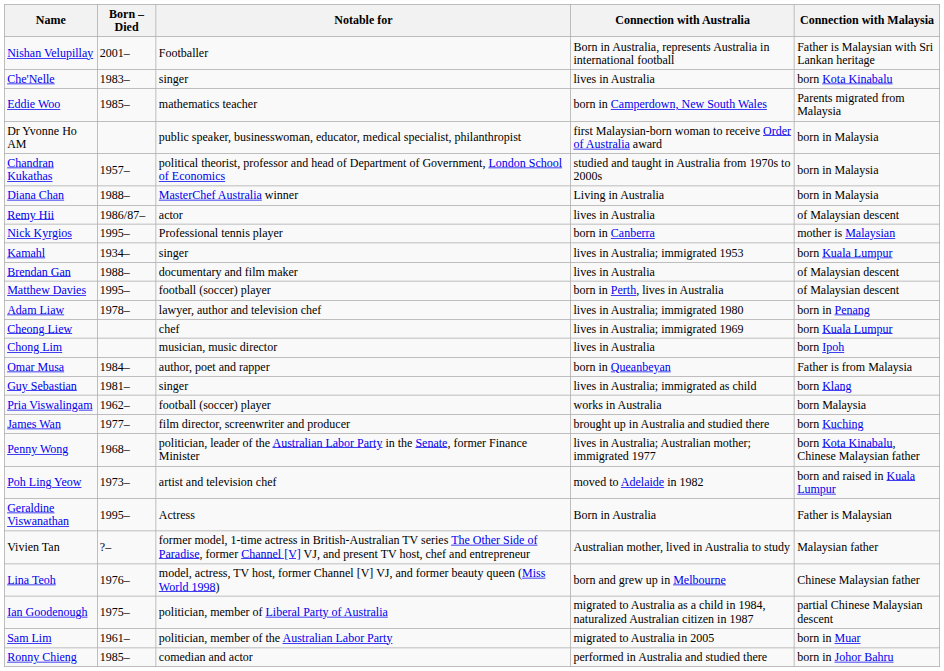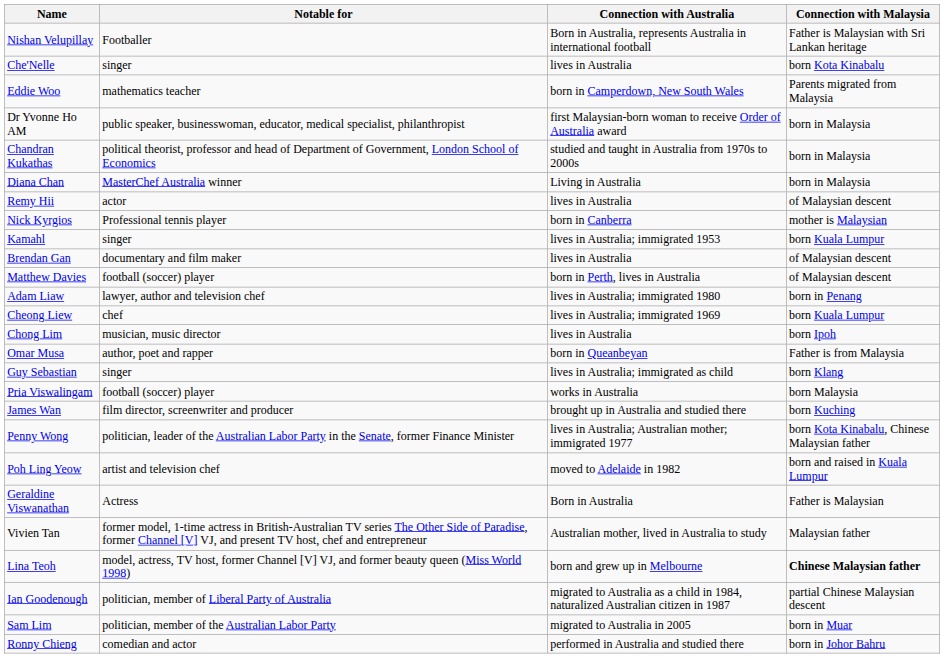- column: (127, 20)
(859, 579) normal -> (855, 566) bold
